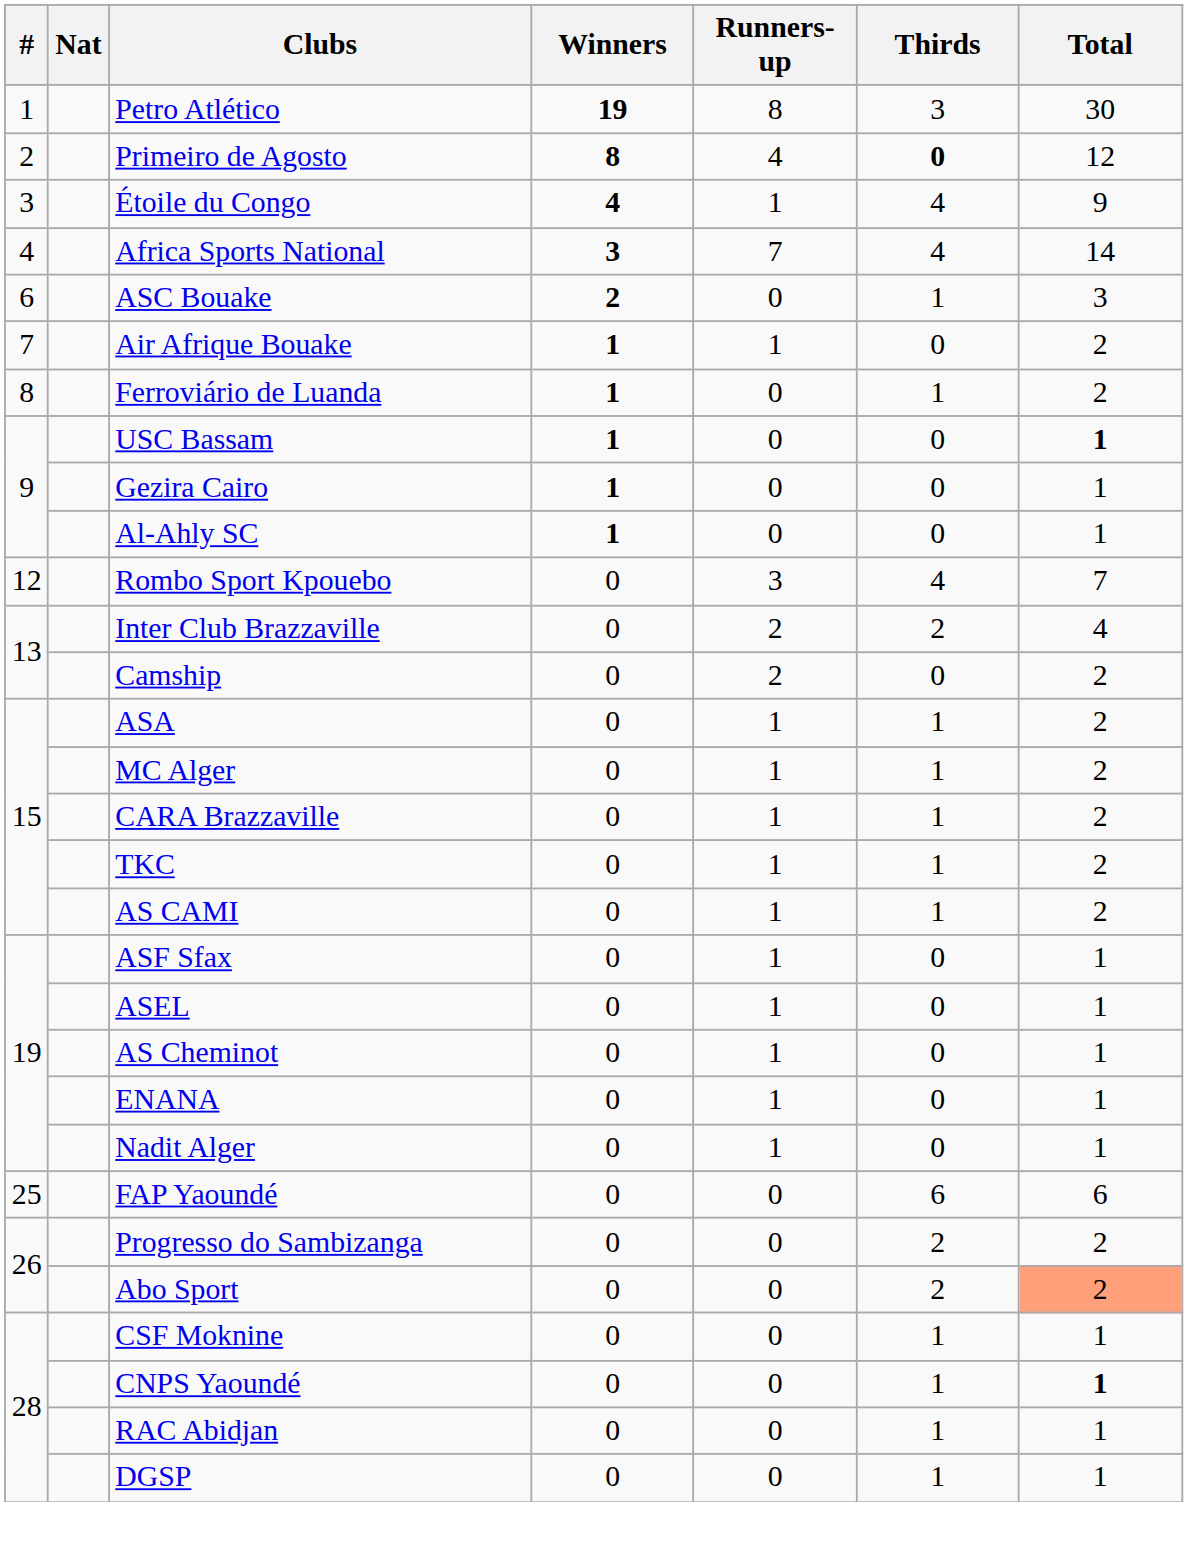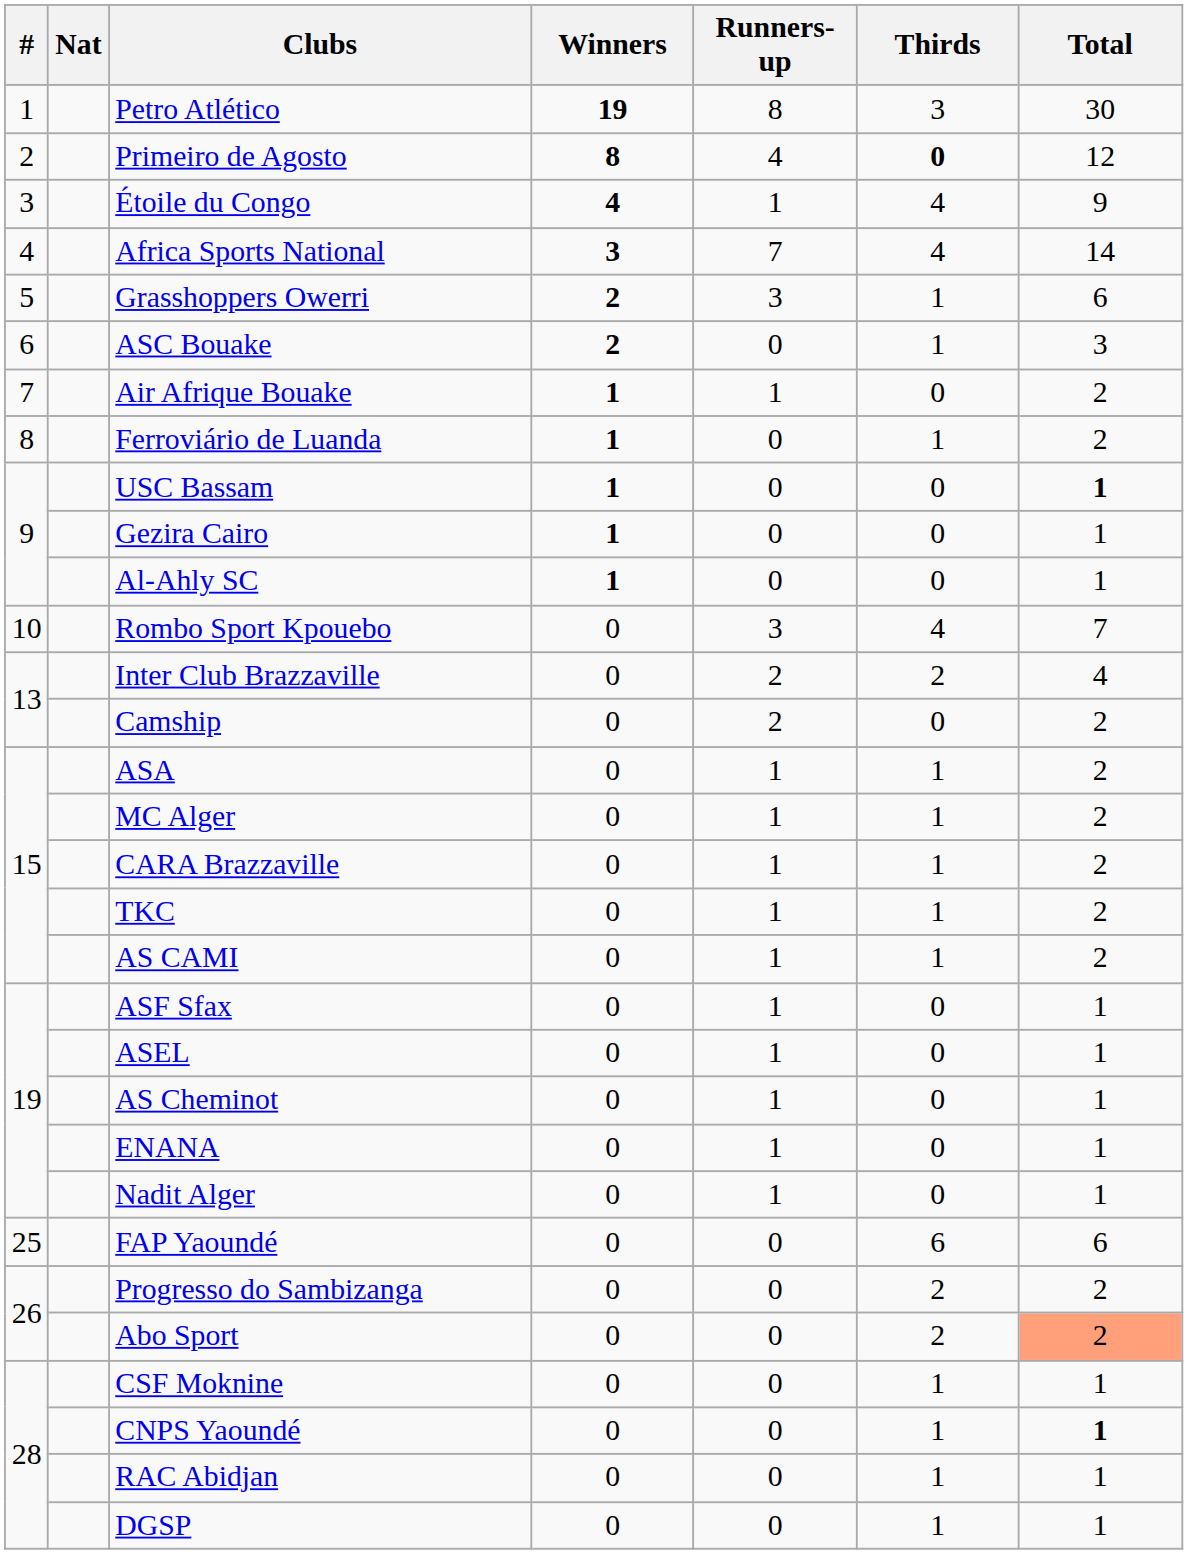+ row: (242, 297)
(27, 580) 12 -> (27, 627) 10
